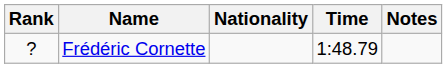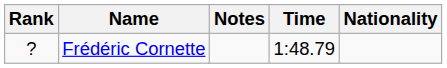columns swapped: (261, 19) <-> (412, 19)
